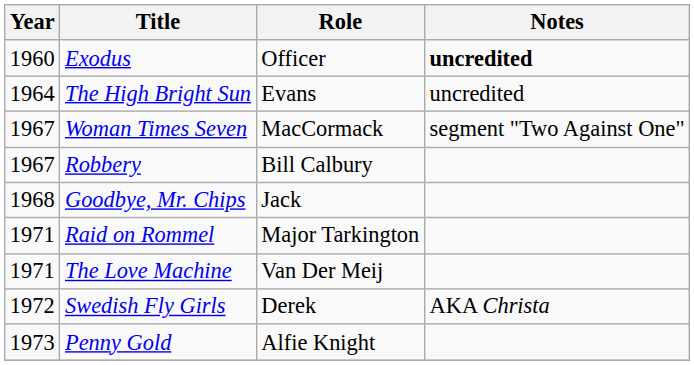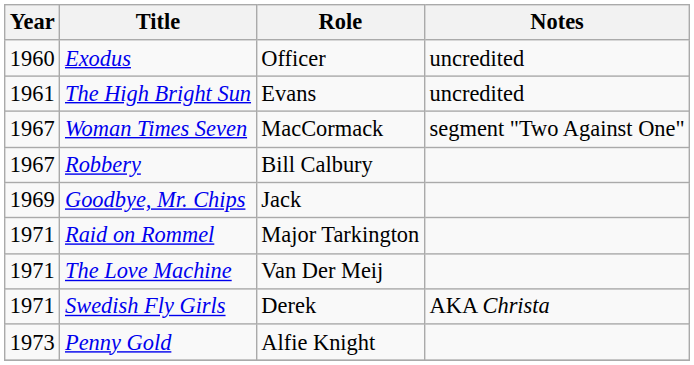(481, 57) bold -> (477, 57) normal
(32, 93) 1964 -> (32, 93) 1961
(32, 199) 1968 -> (32, 199) 1969
(32, 306) 1972 -> (32, 306) 1971
